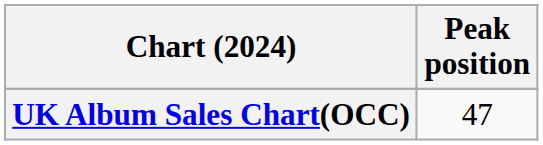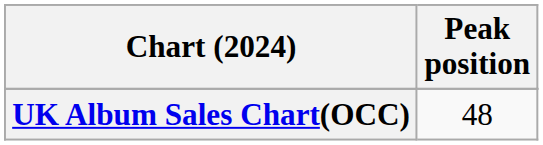(477, 113) 47 -> (477, 113) 48
